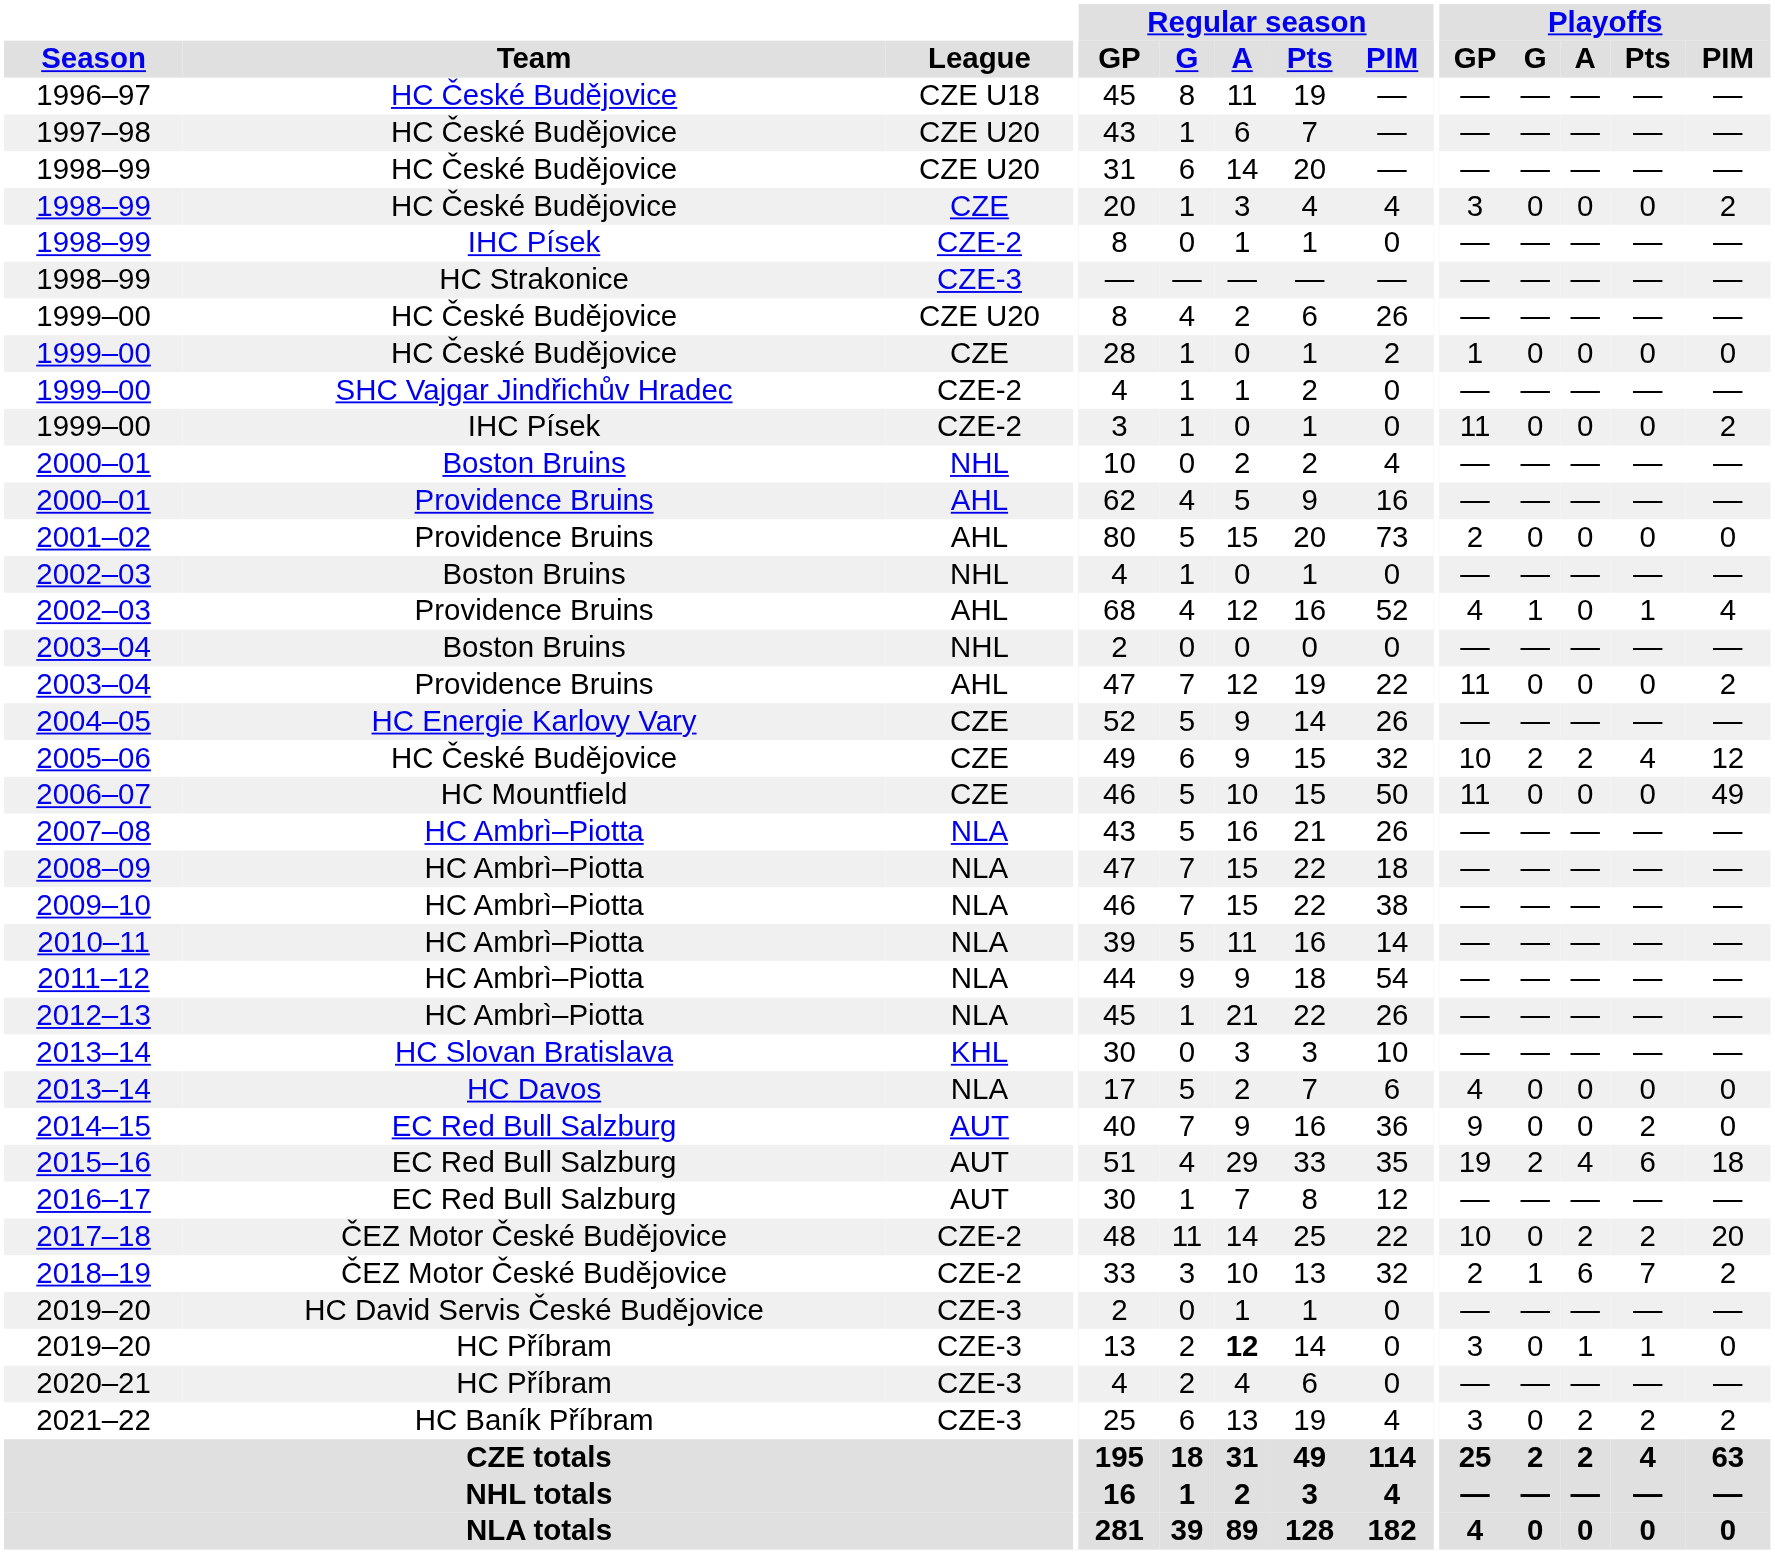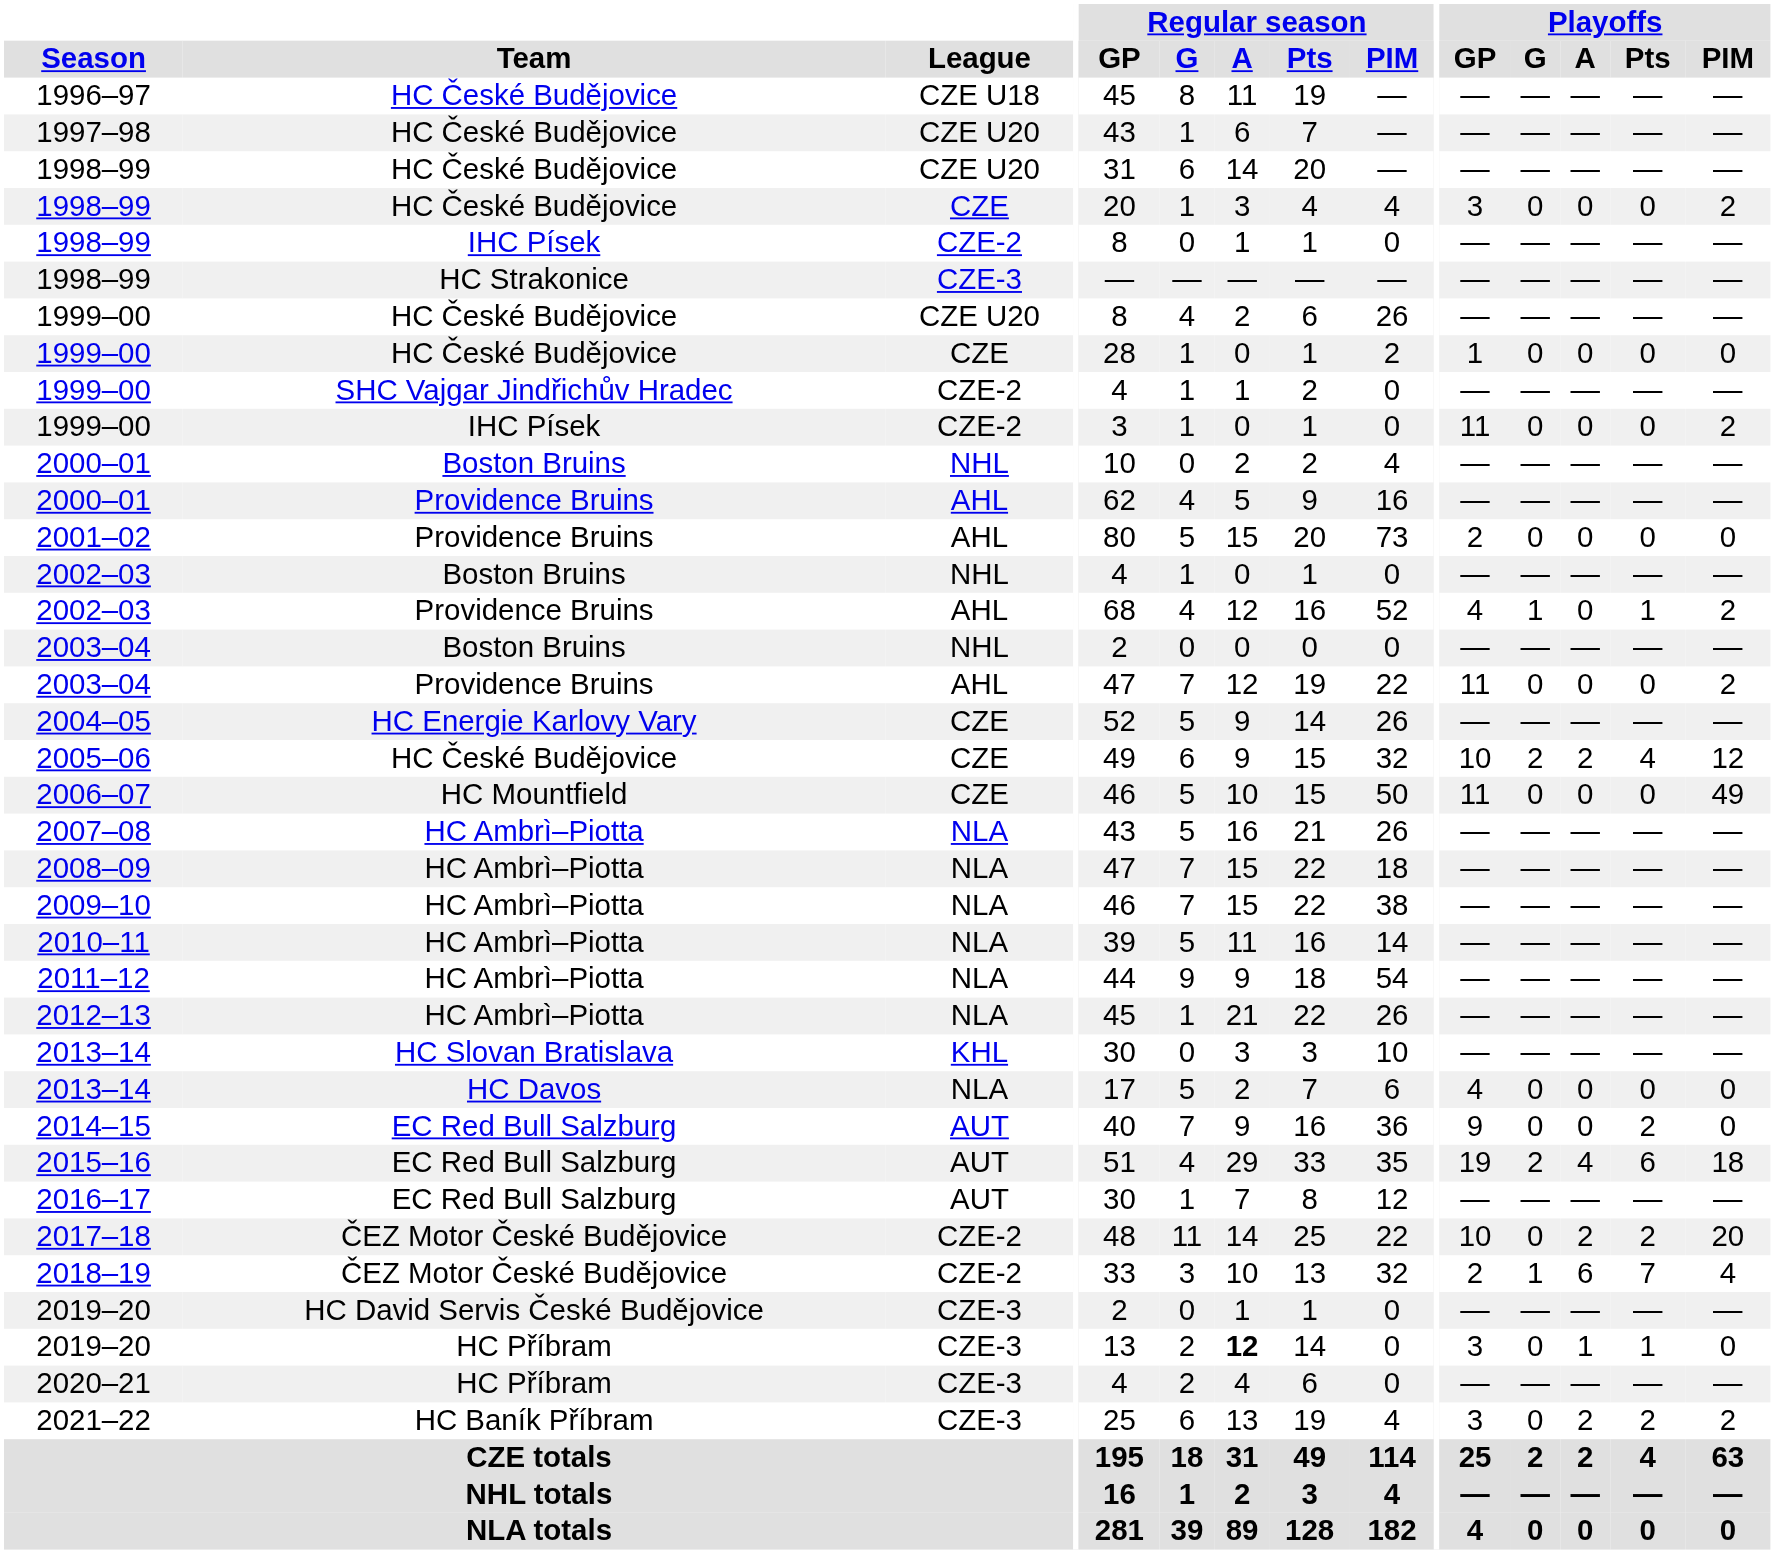(1728, 610) 4 -> (1728, 610) 2
(1728, 1273) 2 -> (1728, 1273) 4
